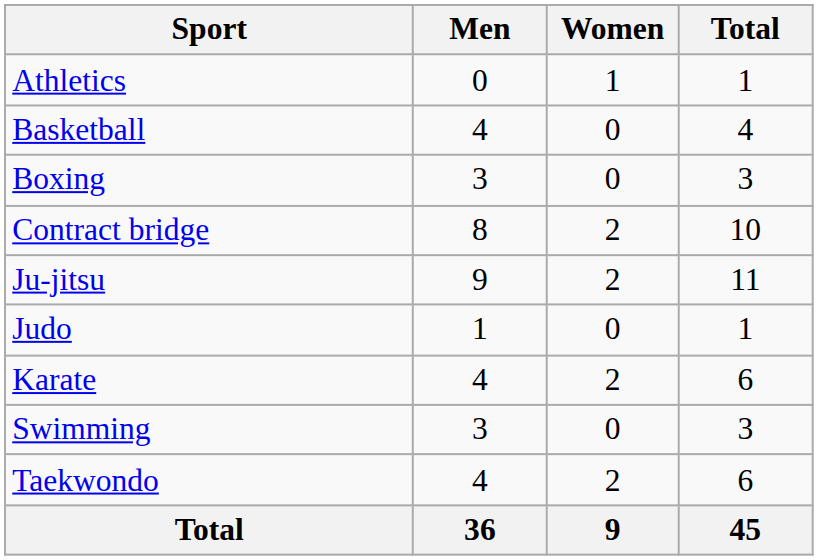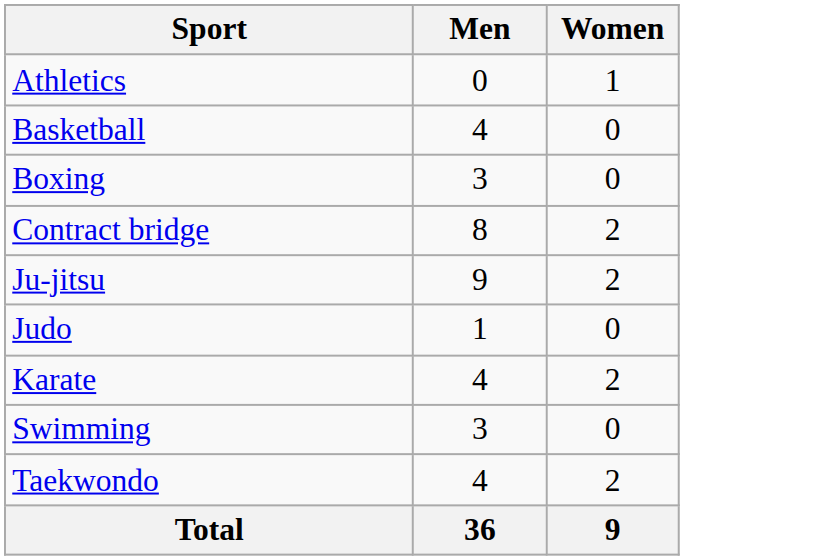- column: (745, 29)
